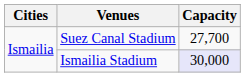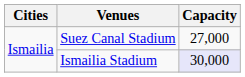(210, 38) 27,700 -> (210, 38) 27,000
